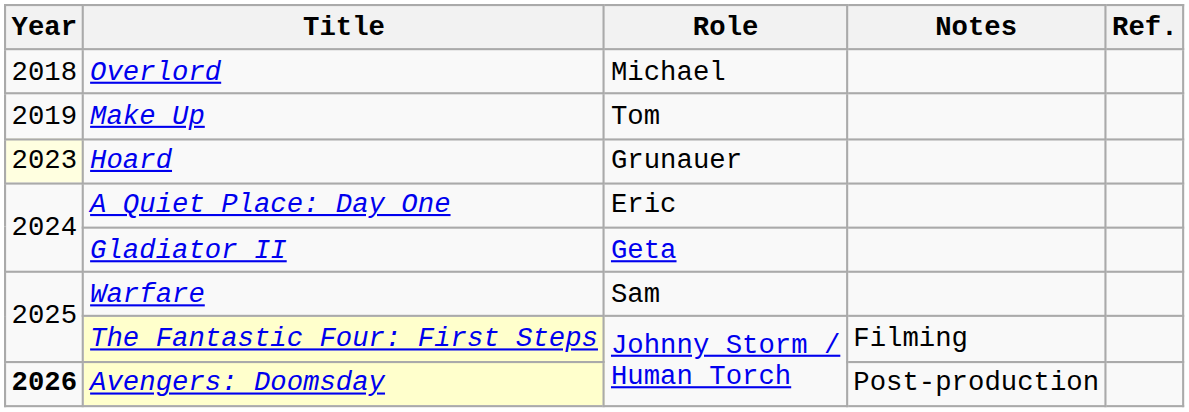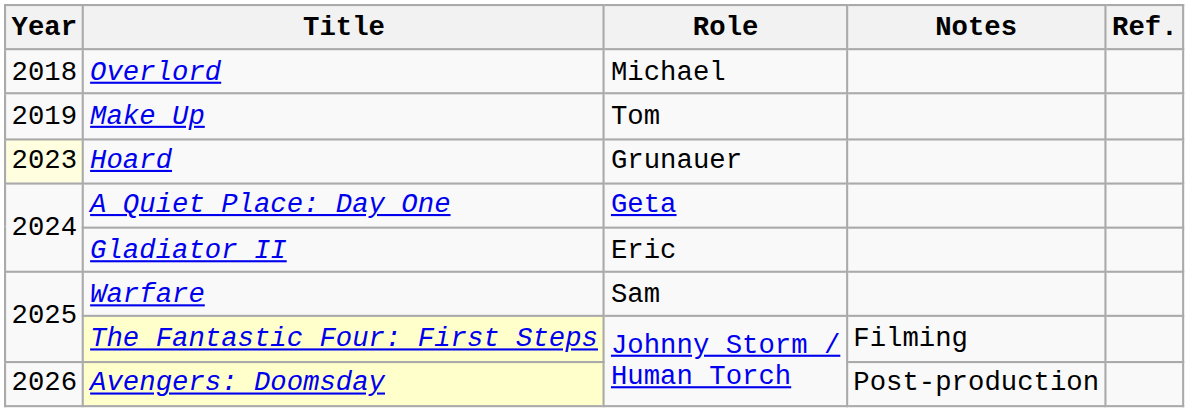(644, 205) Eric -> (644, 205) Geta
(644, 250) Geta -> (644, 250) Eric
(44, 383) bold -> (44, 383) normal
